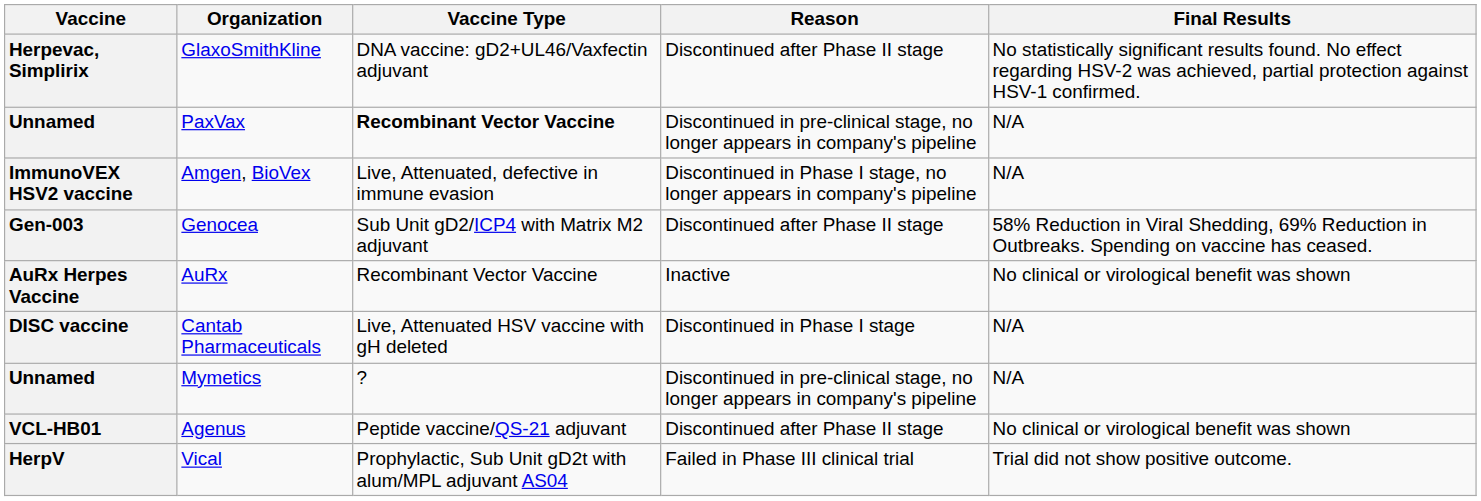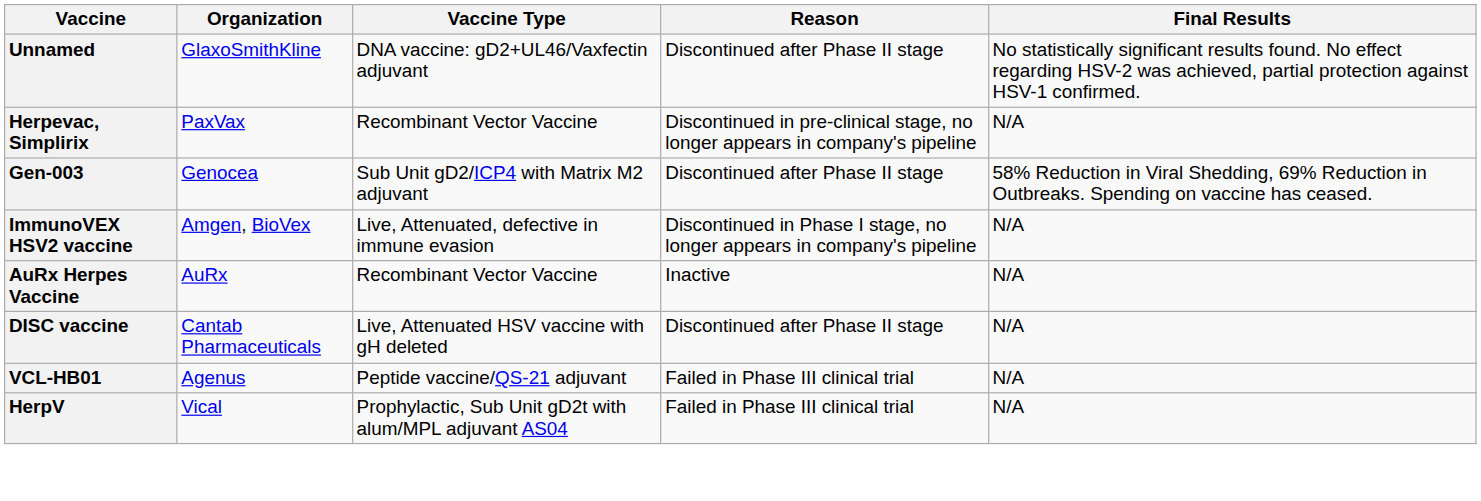(54, 60) Herpevac, Simplirix -> (52, 49) Unnamed
(52, 121) Unnamed -> (54, 132) Herpevac, Simplirix
(486, 121) bold -> (477, 121) normal
rows swapped: (246, 173) <-> (220, 224)
(1171, 275) No clinical or virological benefit was shown -> (1008, 275) N/A
(790, 326) Discontinued in Phase I stage -> (804, 326) Discontinued after Phase II stage
- row: (221, 377)
(804, 428) Discontinued after Phase II stage -> (790, 377) Failed in Phase III clinical trial
(1171, 428) No clinical or virological benefit was shown -> (1008, 377) N/A
(1142, 458) Trial did not show positive outcome. -> (1008, 407) N/A
